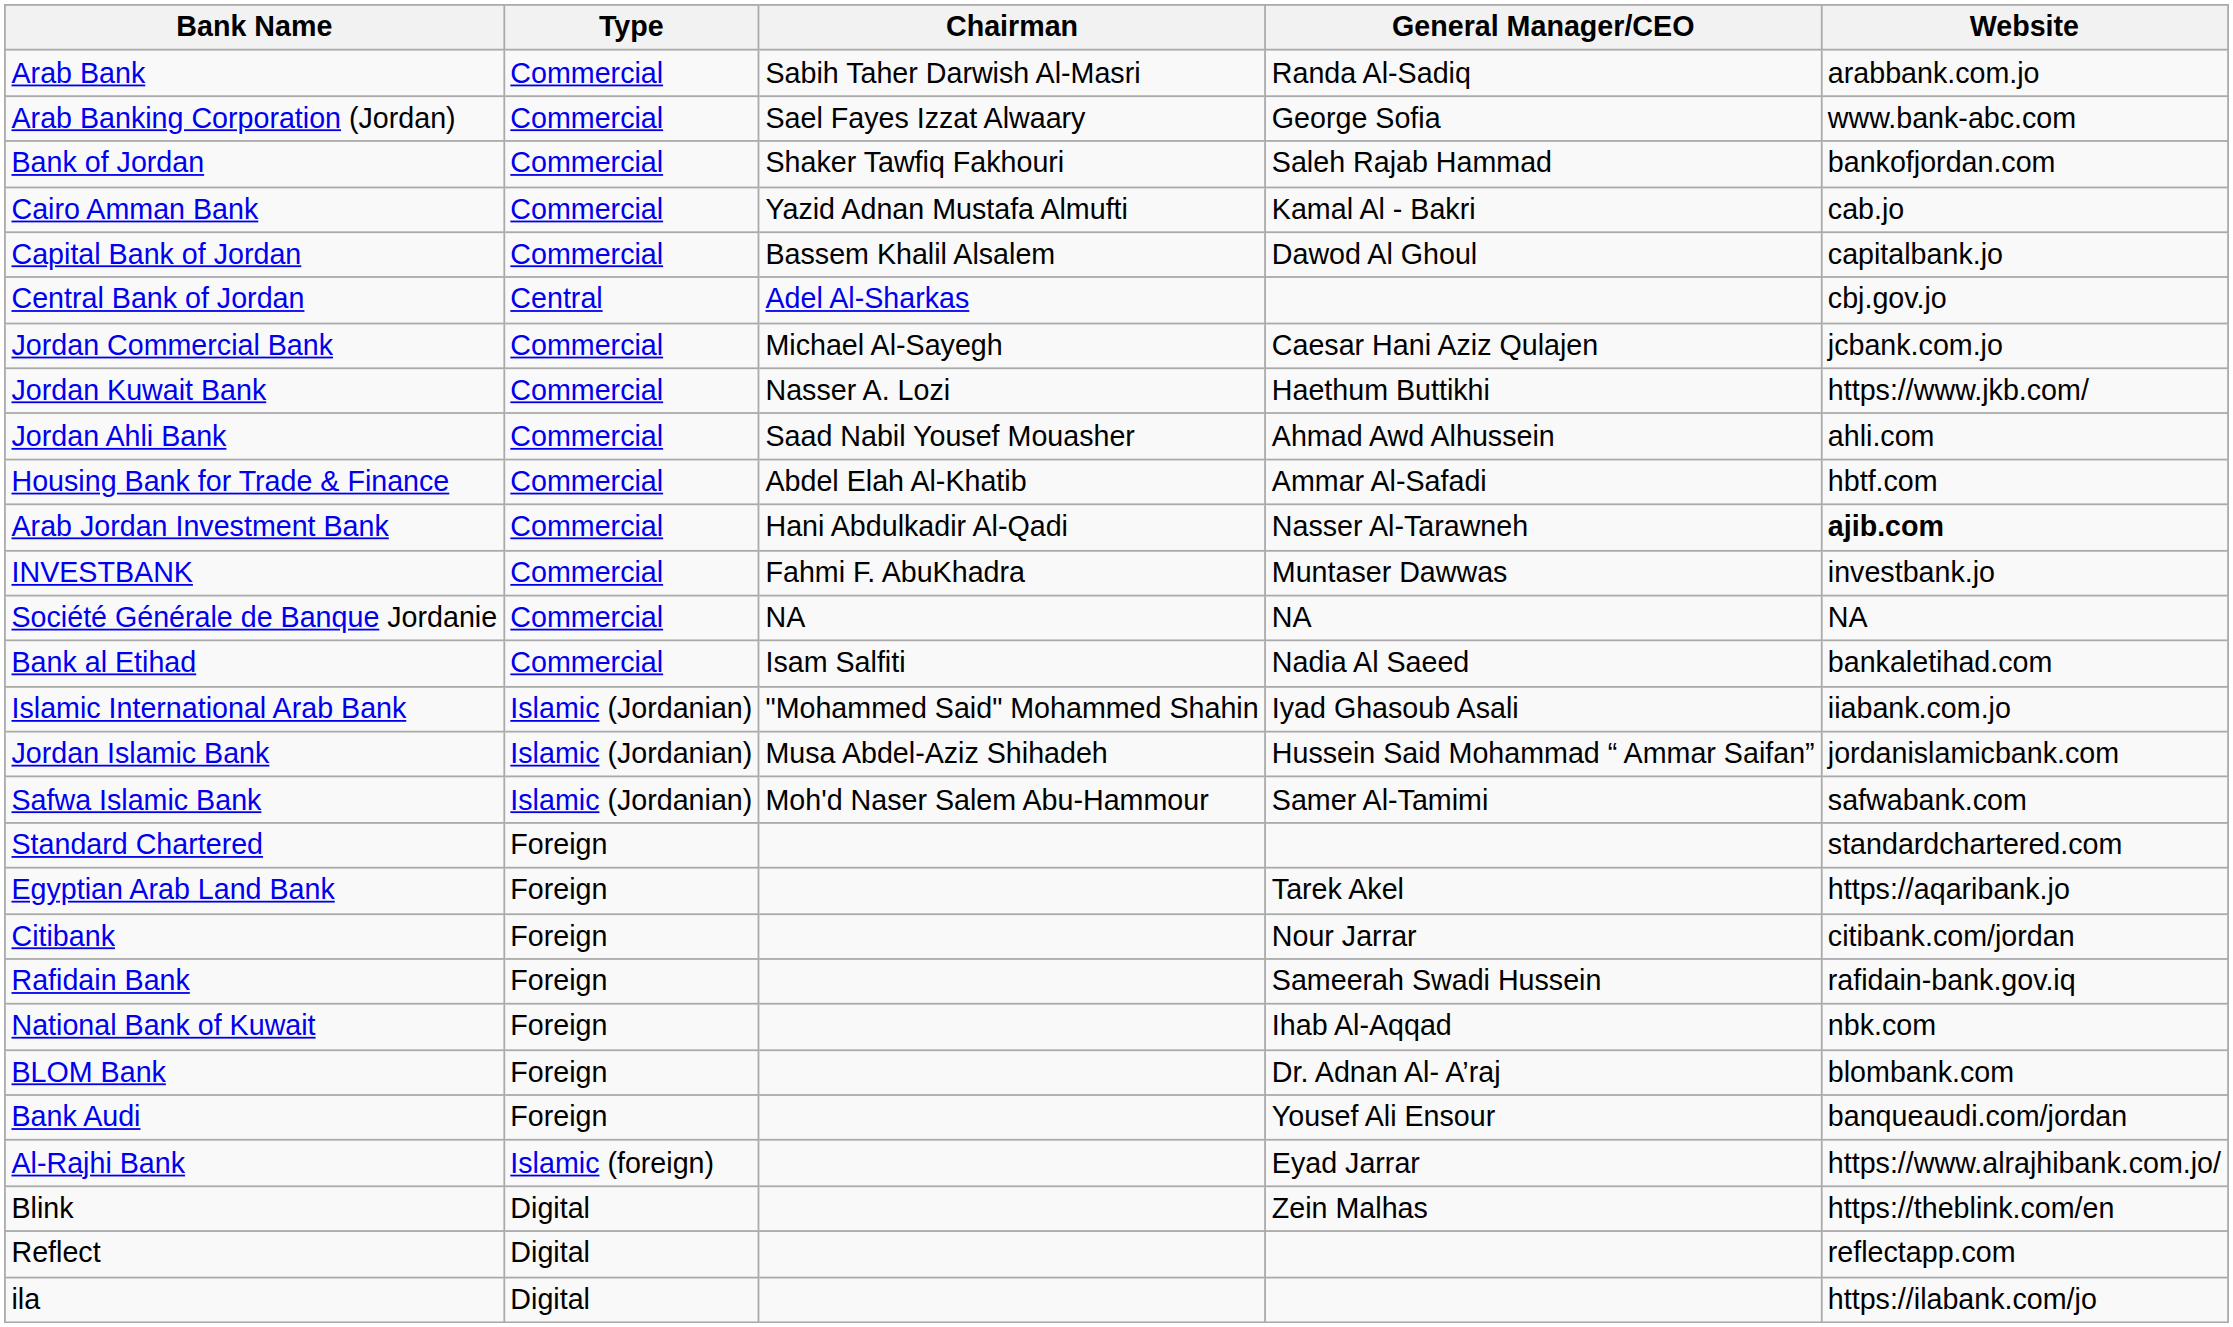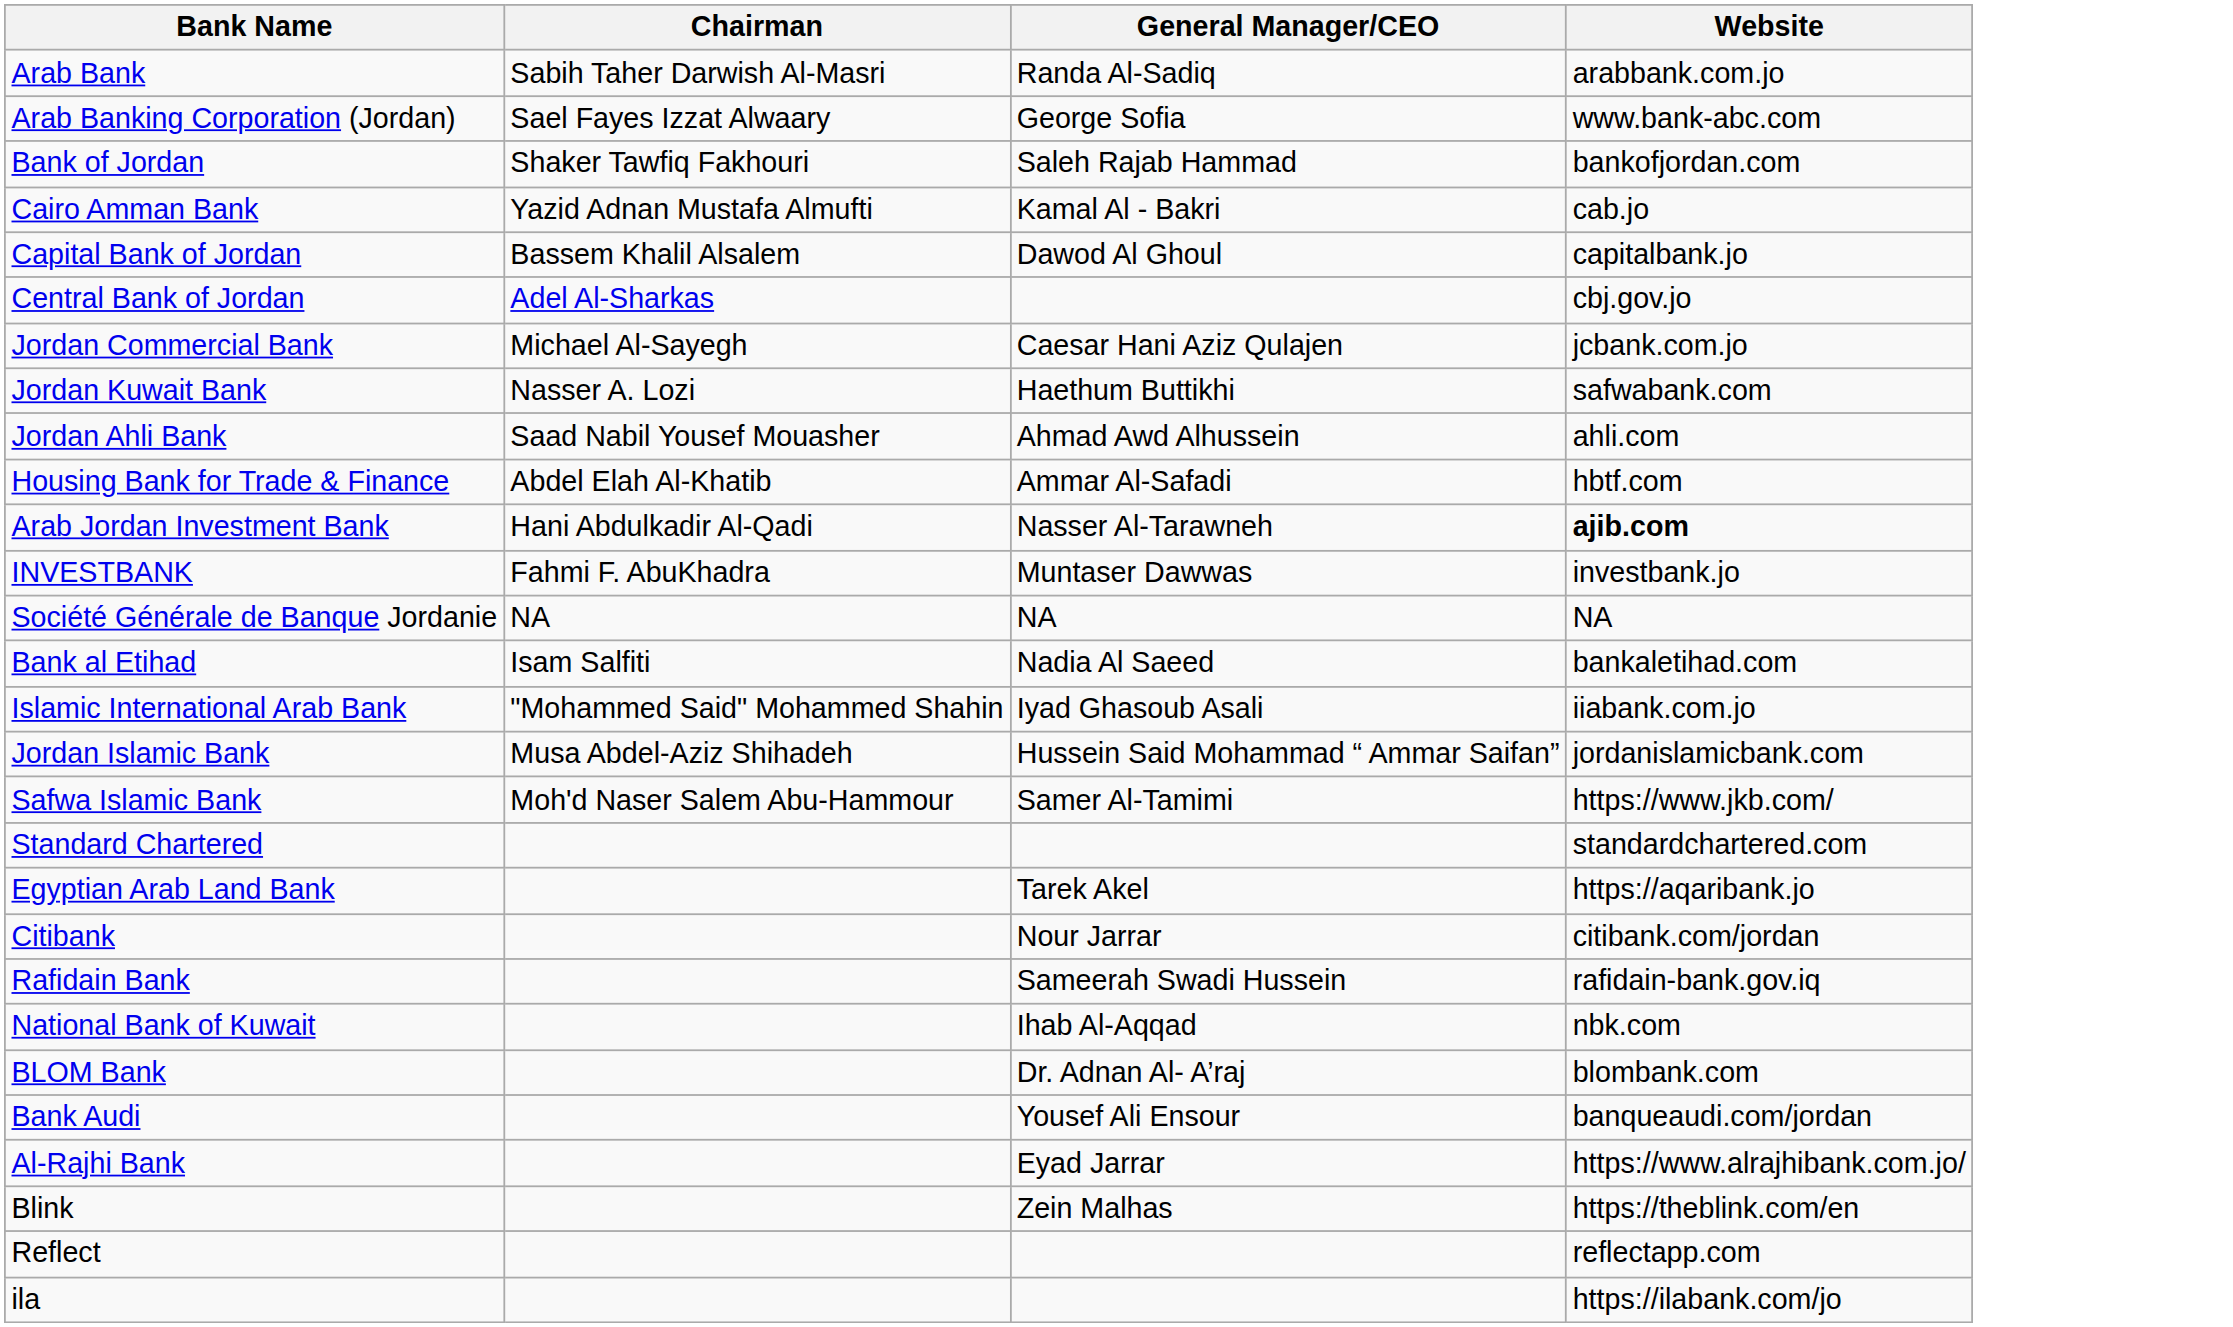- column: (631, 27)
(1958, 390) https://www.jkb.com/ -> (1672, 390) safwabank.com
(1927, 799) safwabank.com -> (1703, 799) https://www.jkb.com/
